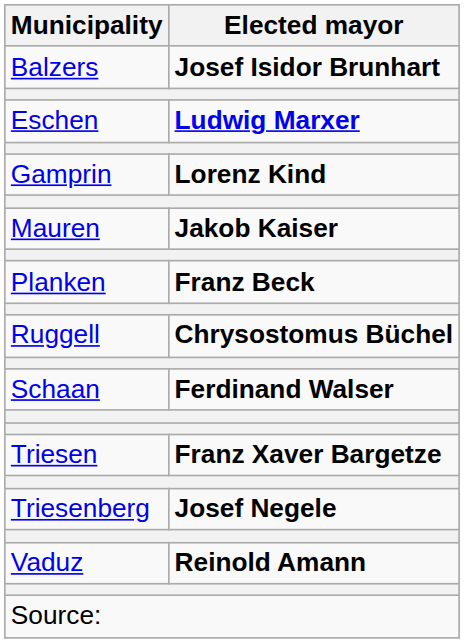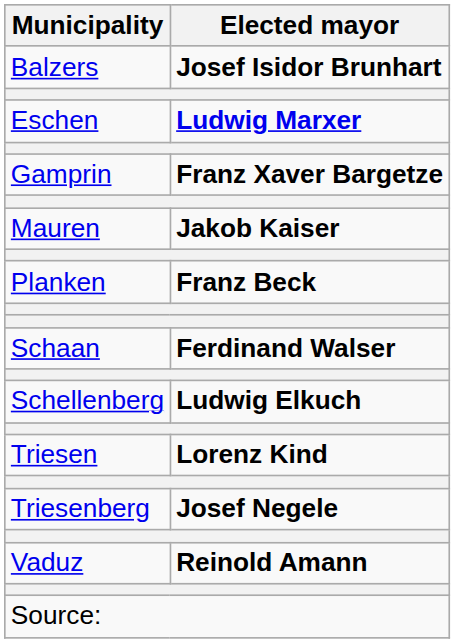(250, 174) Lorenz Kind -> (310, 174) Franz Xaver Bargetze
- row: (55, 335)
+ row: (87, 401)
(308, 454) Franz Xaver Bargetze -> (252, 454) Lorenz Kind
